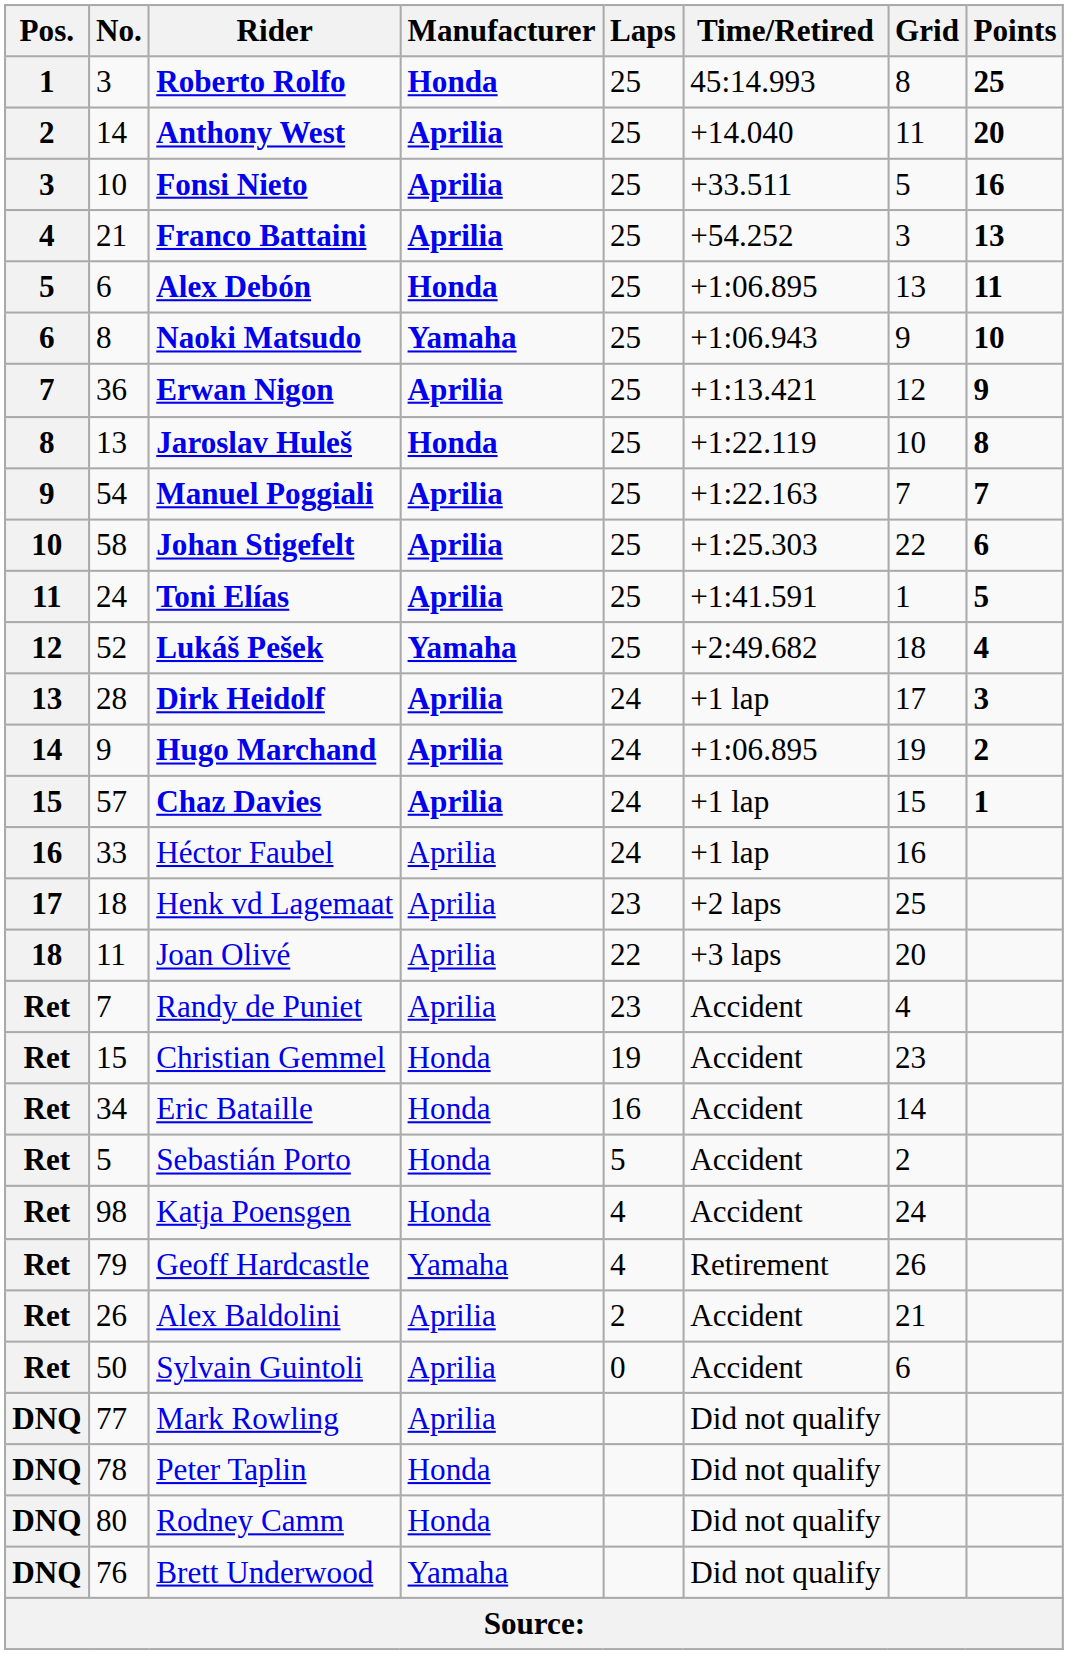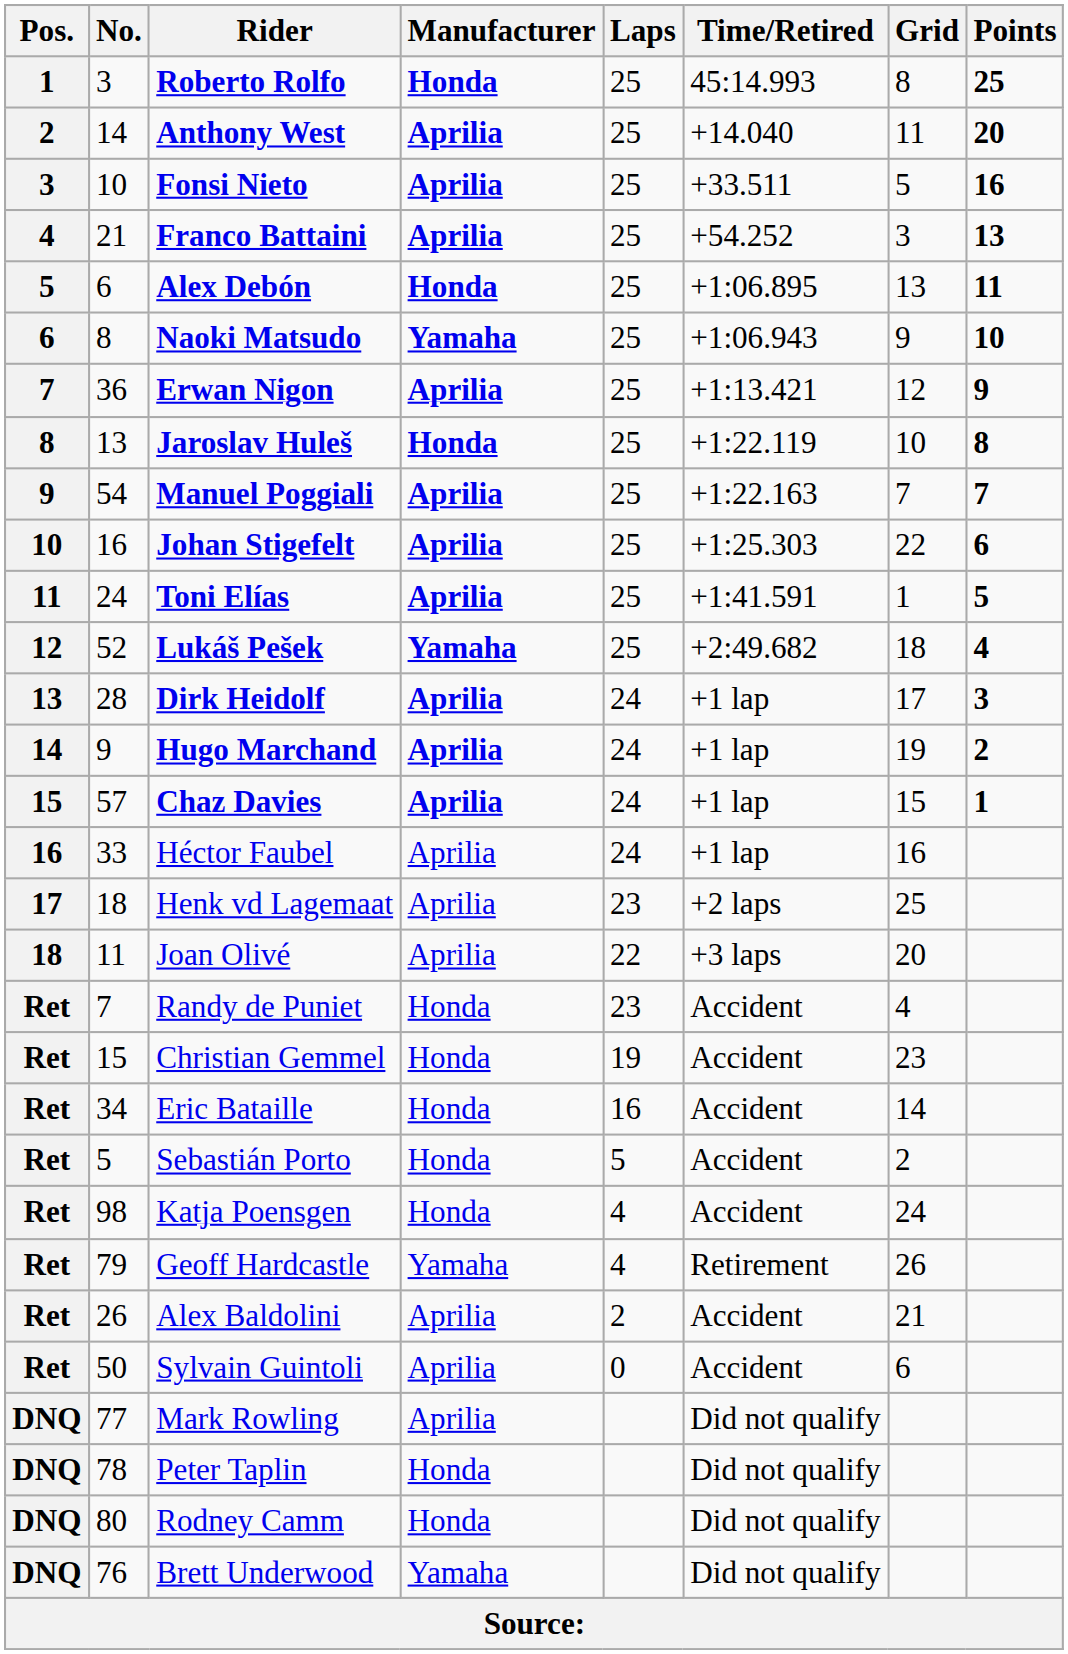(111, 544) 58 -> (111, 544) 16
(754, 749) +1:06.895 -> (730, 749) +1 lap
(452, 1006) Aprilia -> (449, 1006) Honda
